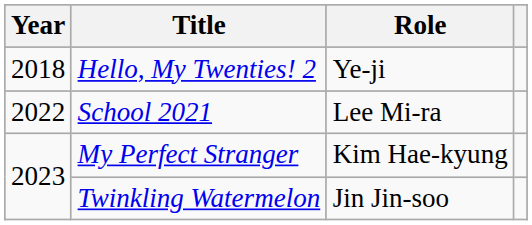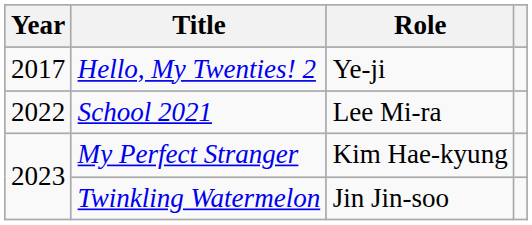(38, 68) 2018 -> (38, 68) 2017
